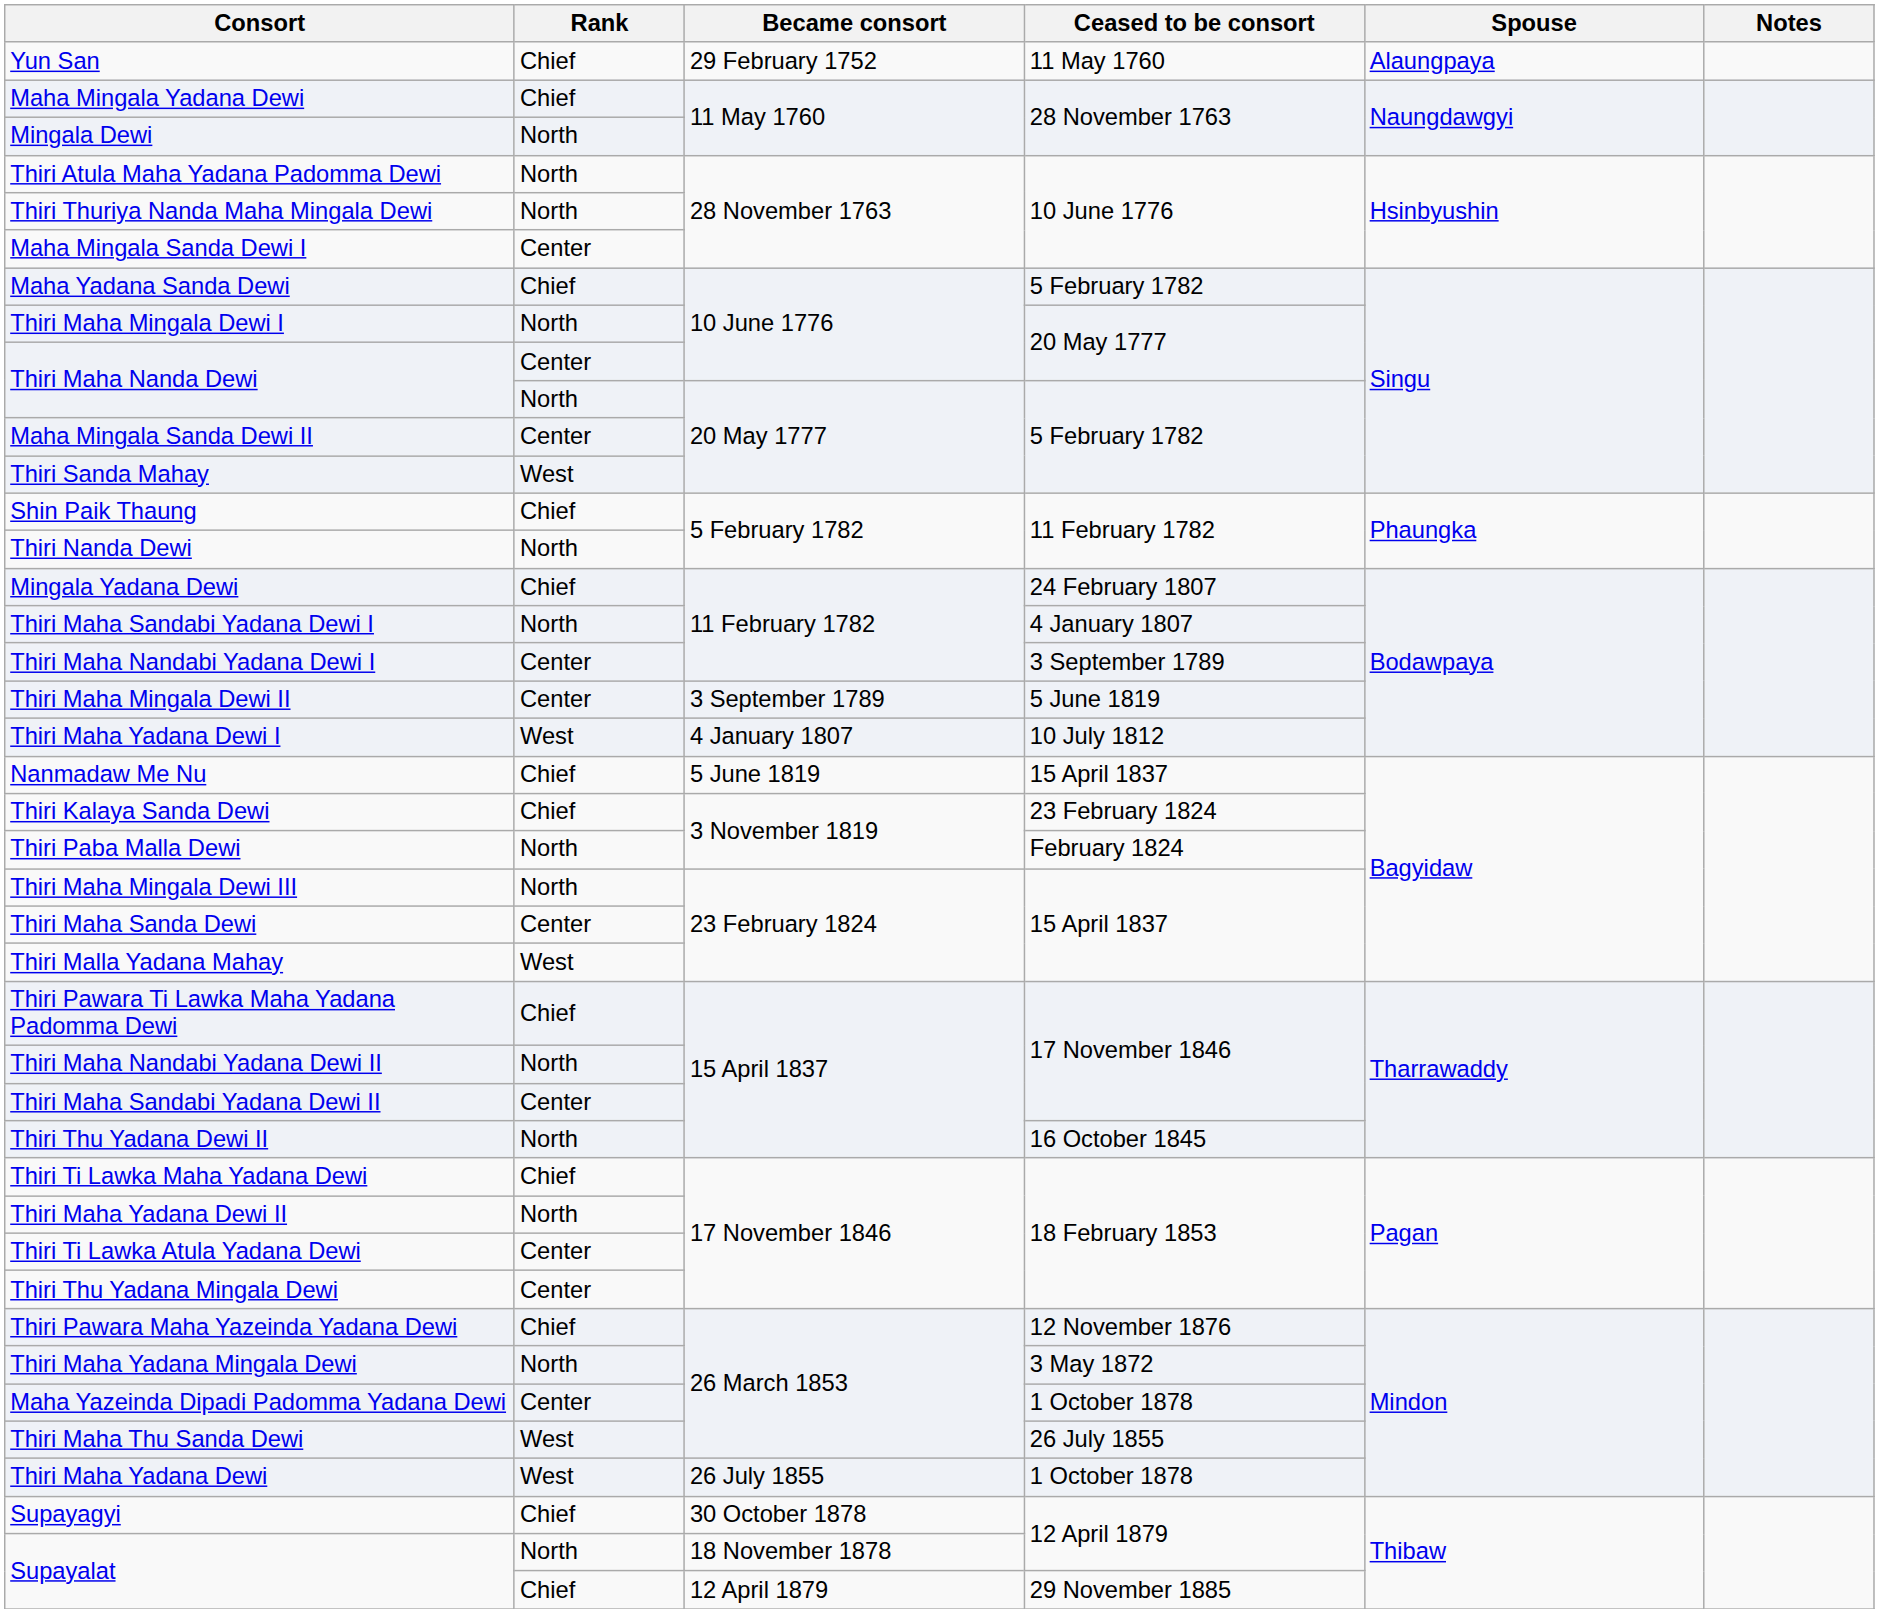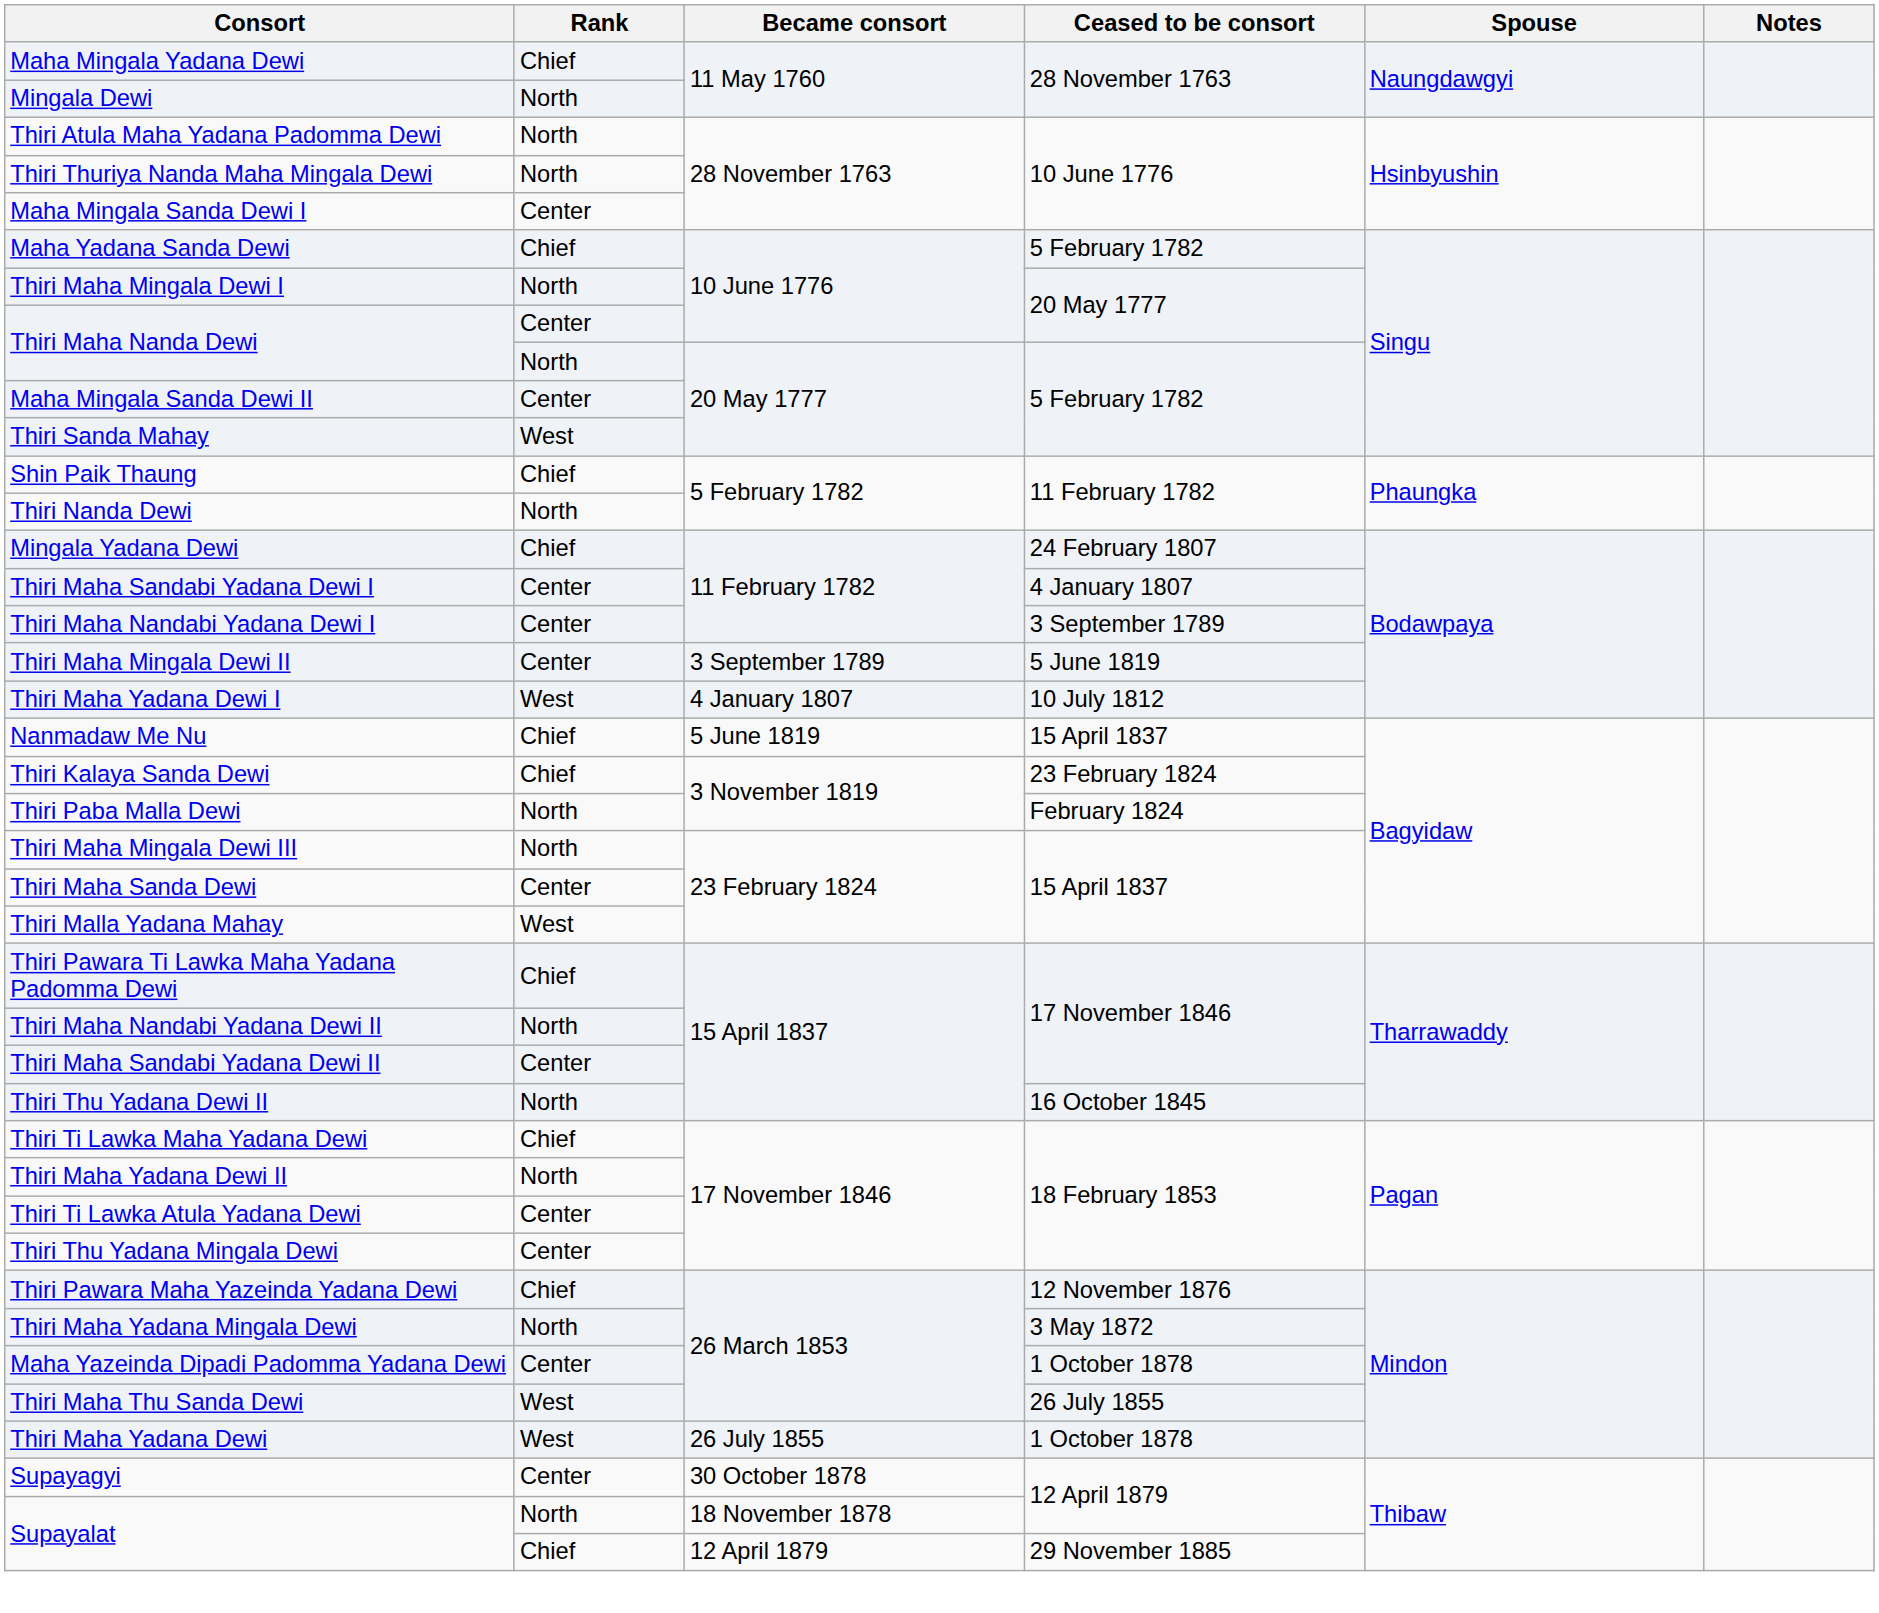- row: (55, 60)
(549, 624) North -> (556, 586) Center
(548, 1514) Chief -> (556, 1477) Center
